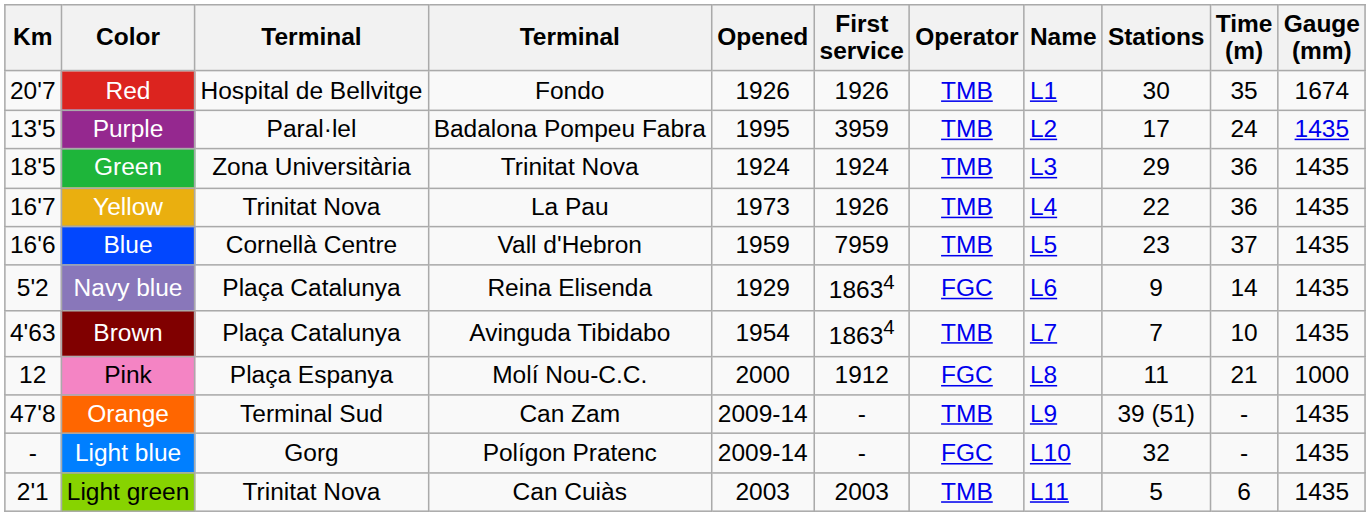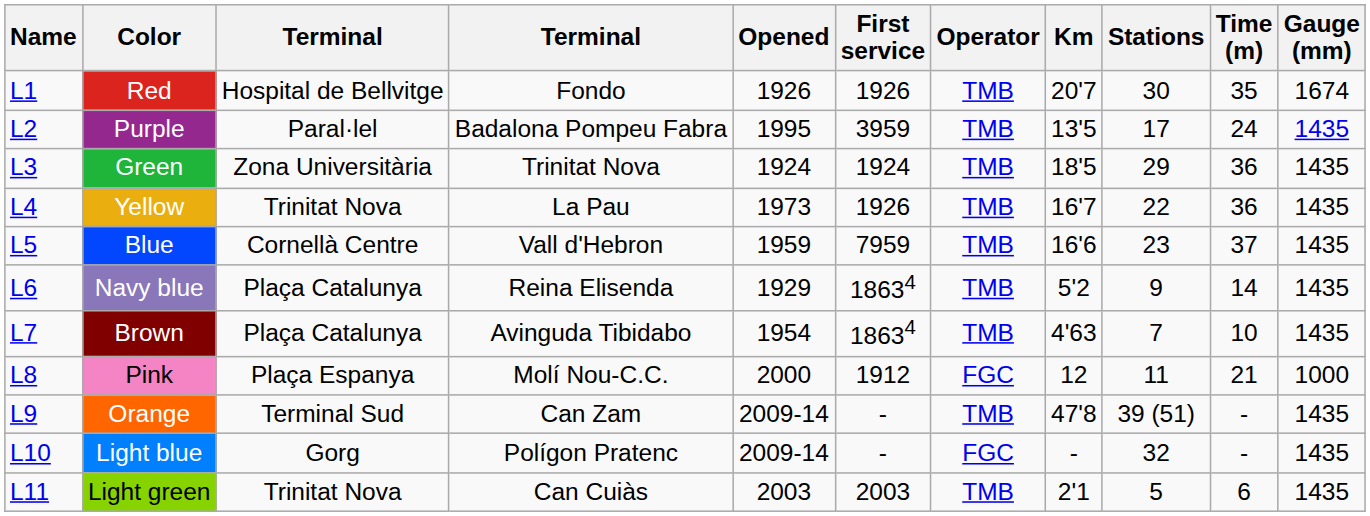columns swapped: (1063, 37) <-> (33, 37)
(967, 287) FGC -> (988, 287) TMB
